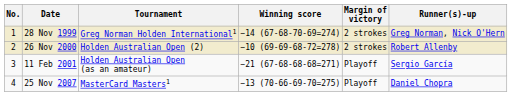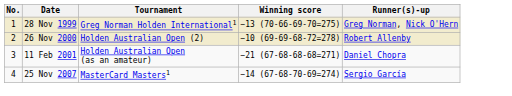- column: (365, 16)
(290, 34) −14 (67-68-70-69=274) -> (290, 25) −13 (70-66-69-70=275)
(422, 65) Sergio García -> (375, 56) Daniel Chopra
(290, 84) −13 (70-66-69-70=275) -> (290, 75) −14 (67-68-70-69=274)
(422, 84) Daniel Chopra -> (375, 75) Sergio García
